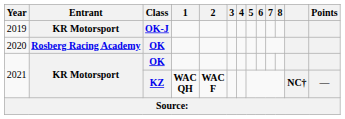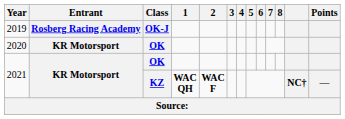(86, 28) KR Motorsport -> (86, 28) Rosberg Racing Academy
(86, 45) Rosberg Racing Academy -> (86, 45) KR Motorsport
